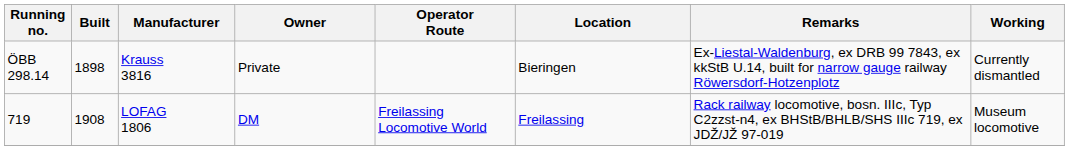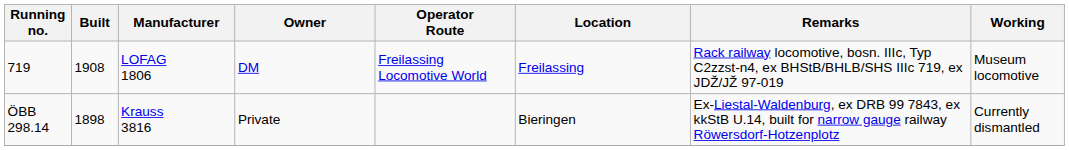rows swapped: (19, 119) <-> (28, 67)
